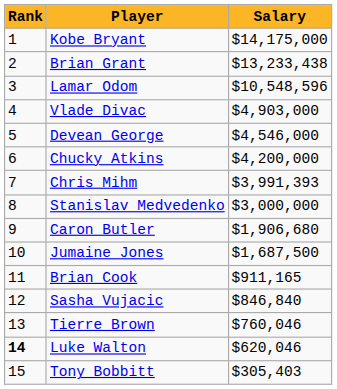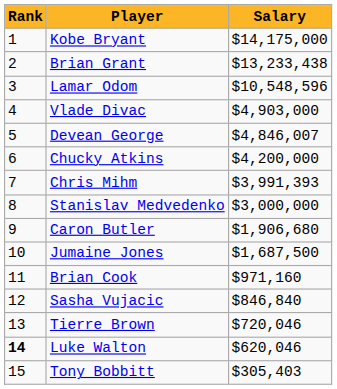(275, 135) $4,546,000 -> (275, 135) $4,846,007
(267, 277) $911,165 -> (267, 277) $971,160
(267, 325) $760,046 -> (267, 325) $720,046
